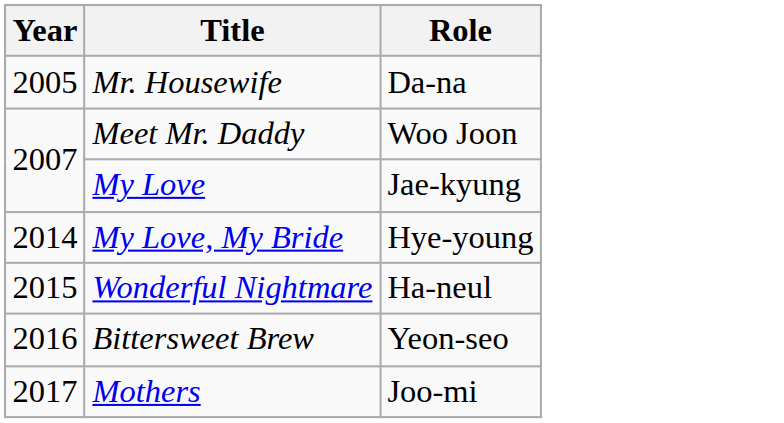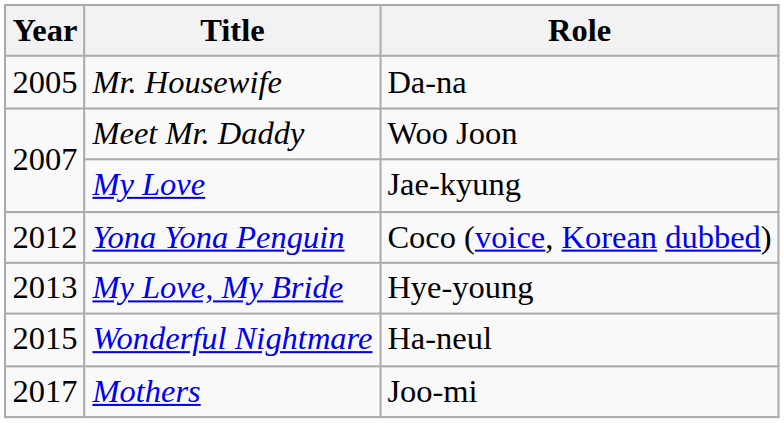+ row: (218, 236)
(45, 236) 2014 -> (45, 287) 2013
- row: (203, 339)
